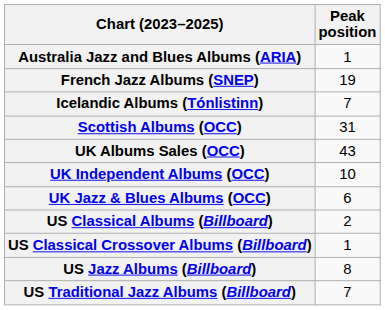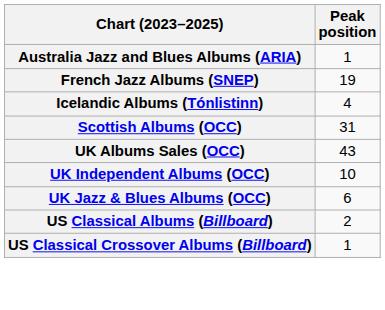(347, 103) 7 -> (347, 103) 4
- row: (160, 269)
- row: (160, 292)
